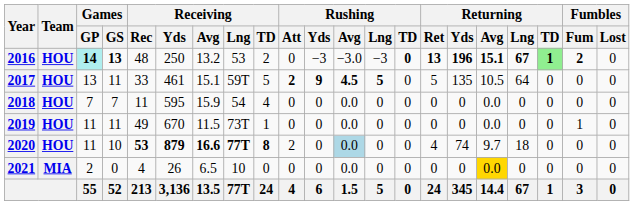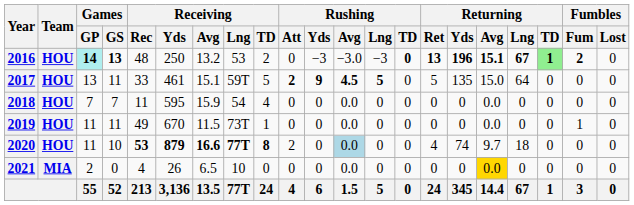(492, 80) 10.5 -> (492, 80) 15.0
